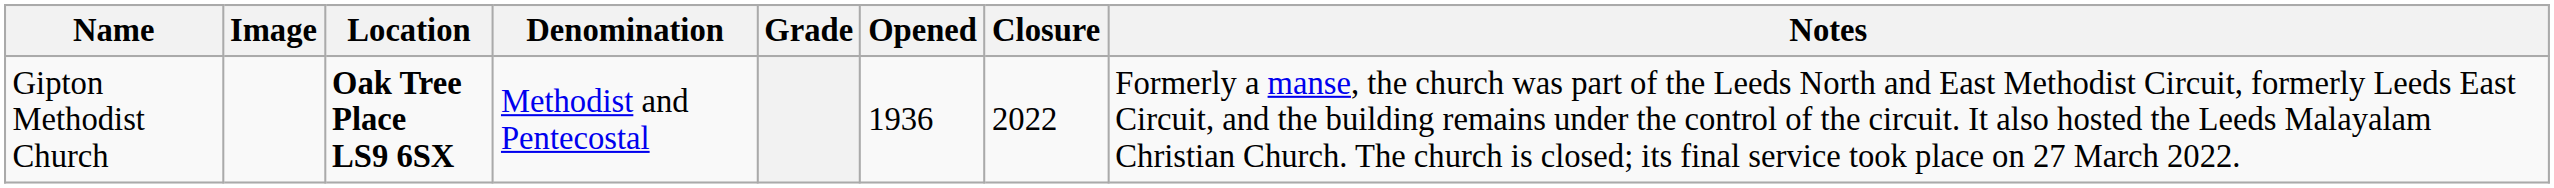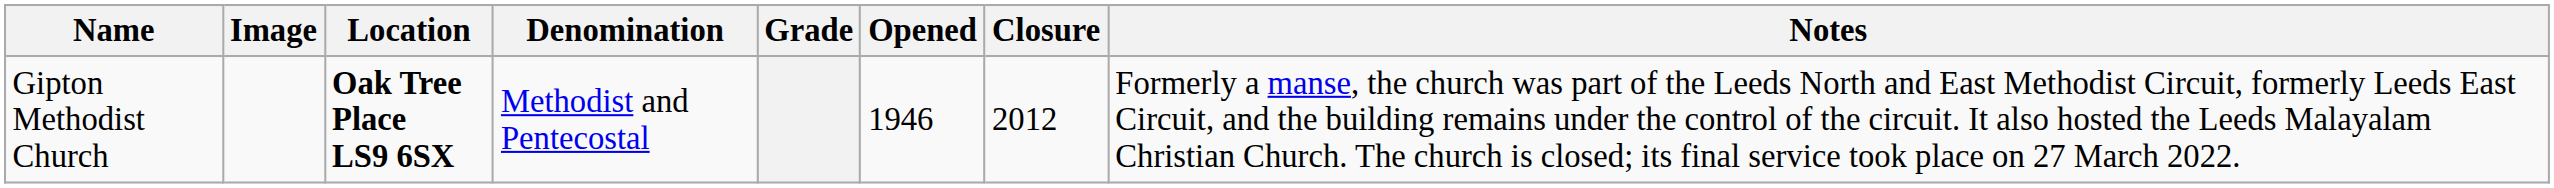(901, 118) 1936 -> (901, 118) 1946
(1025, 118) 2022 -> (1025, 118) 2012
